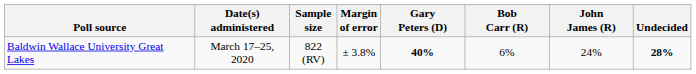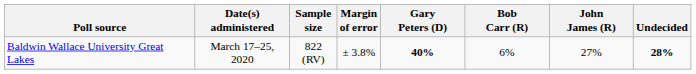(591, 53) 24% -> (591, 53) 27%
